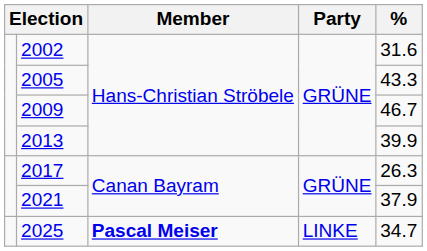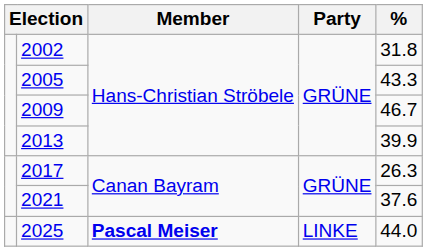(399, 49) 31.6 -> (399, 49) 31.8
(399, 200) 37.9 -> (399, 200) 37.6
(399, 230) 34.7 -> (399, 230) 44.0
